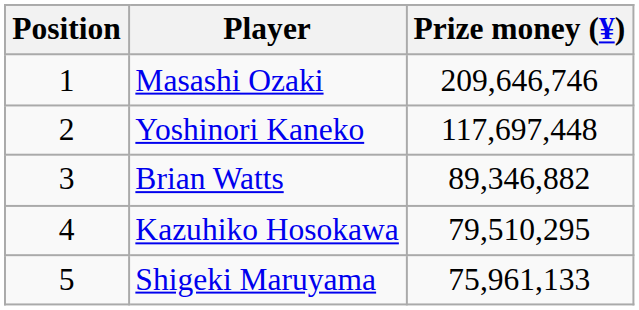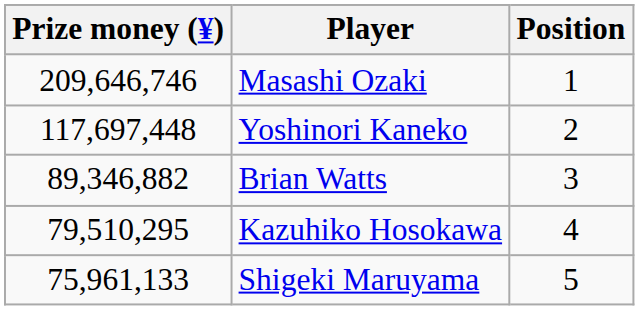columns swapped: (67, 29) <-> (519, 29)
